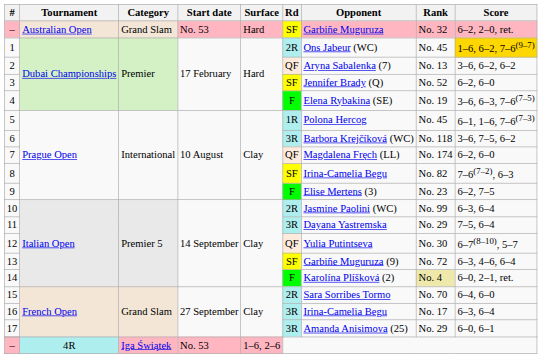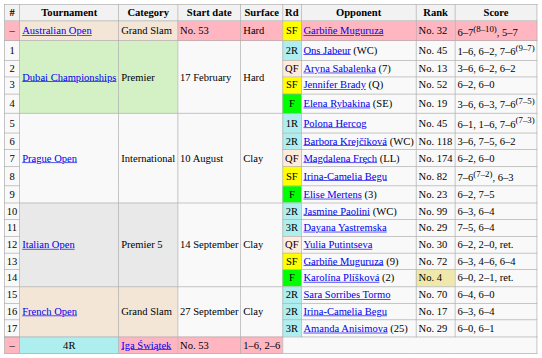(485, 29) 6–2, 2–0, ret. -> (488, 31) 6–7(8–10), 5–7
(496, 47) gold background -> (496, 50) no background
(292, 138) 3R -> (292, 141) 2R
(488, 243) 6–7(8–10), 5–7 -> (485, 244) 6–2, 2–0, ret.
(292, 311) 3R -> (292, 311) 2R
